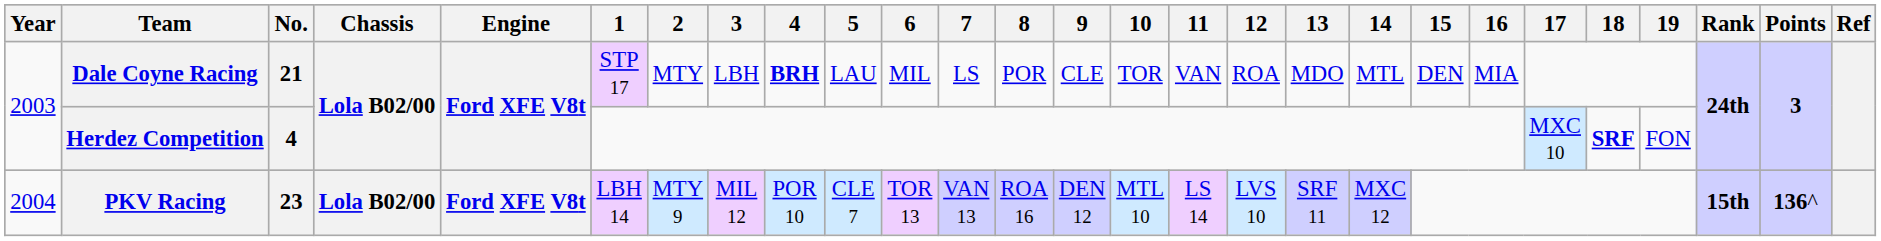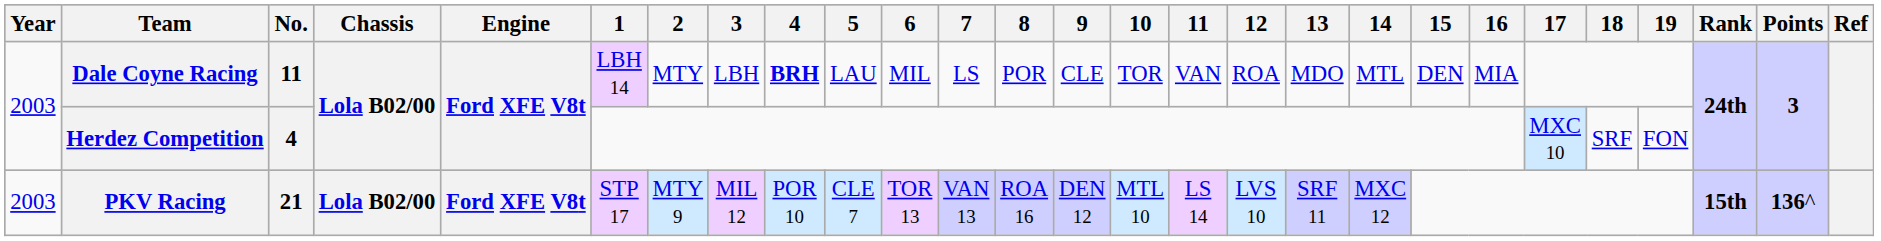(291, 73) 21 -> (291, 73) 11
(619, 72) STP 17 -> (619, 72) LBH 14
(1613, 137) bold -> (1612, 137) normal
(33, 202) 2004 -> (33, 202) 2003
(291, 202) 23 -> (291, 202) 21
(619, 201) LBH 14 -> (619, 201) STP 17
